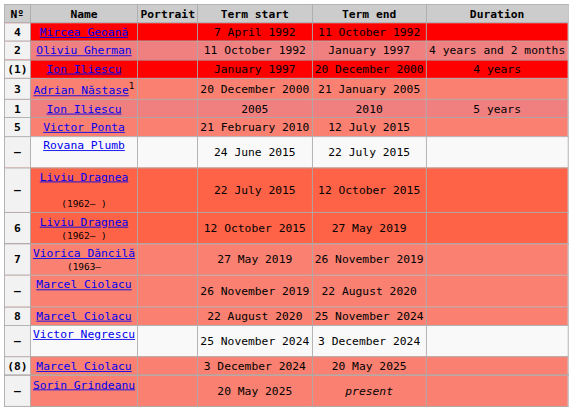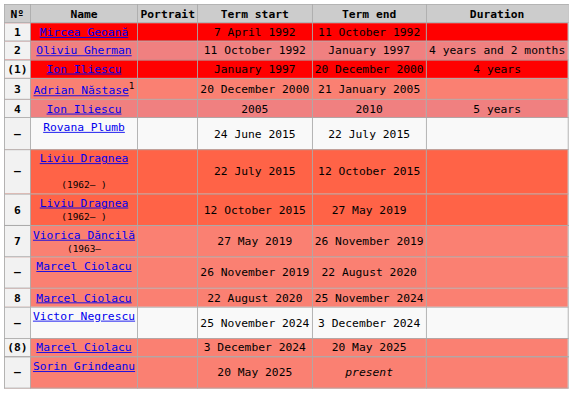(17, 32) 4 -> (17, 32) 1
(17, 109) 1 -> (17, 109) 4
- row: (255, 127)
